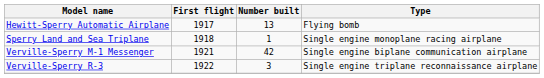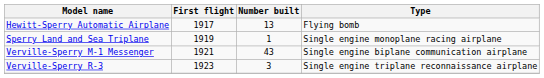(204, 39) 1918 -> (204, 39) 1919
(269, 53) 42 -> (269, 53) 43
(204, 66) 1922 -> (204, 66) 1923
